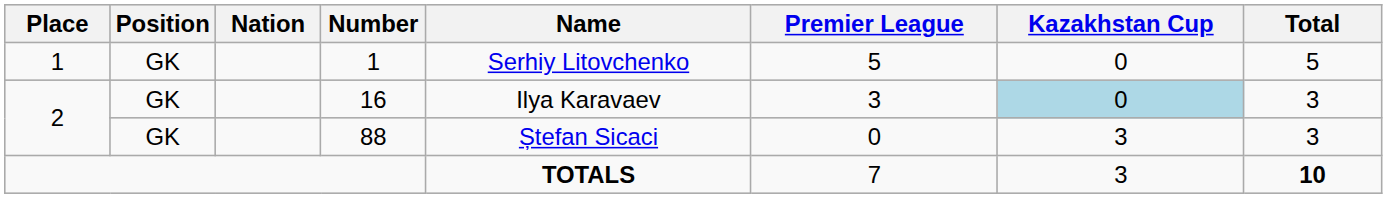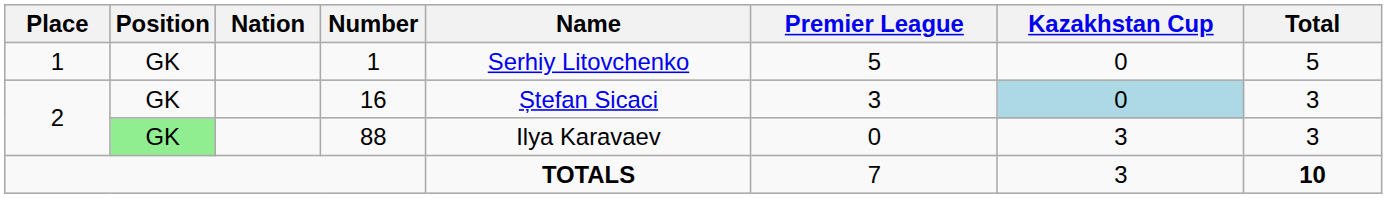(588, 99) Ilya Karavaev -> (588, 99) Ștefan Sicaci
(163, 137) no background -> (163, 137) lightgreen background
(588, 137) Ștefan Sicaci -> (588, 137) Ilya Karavaev
